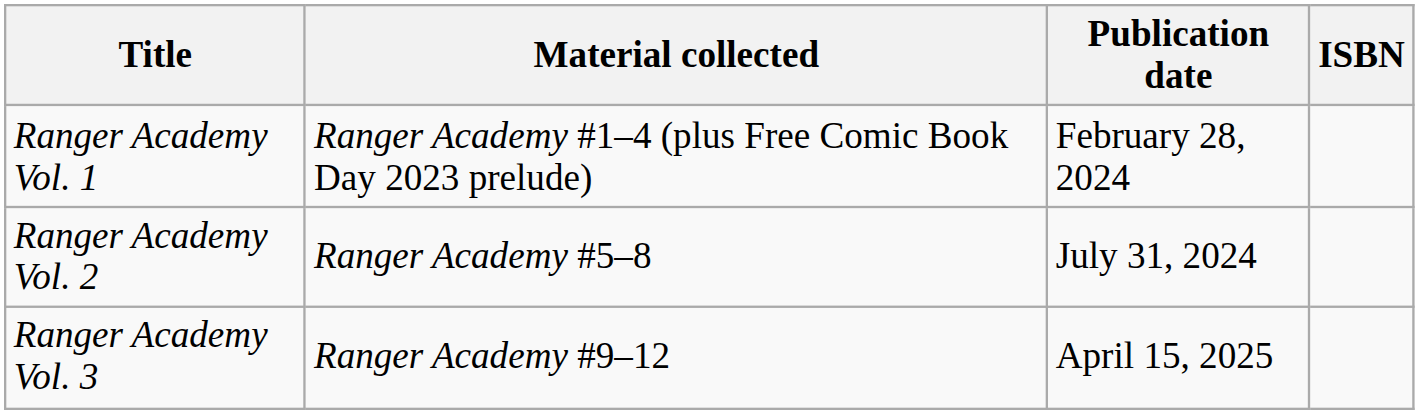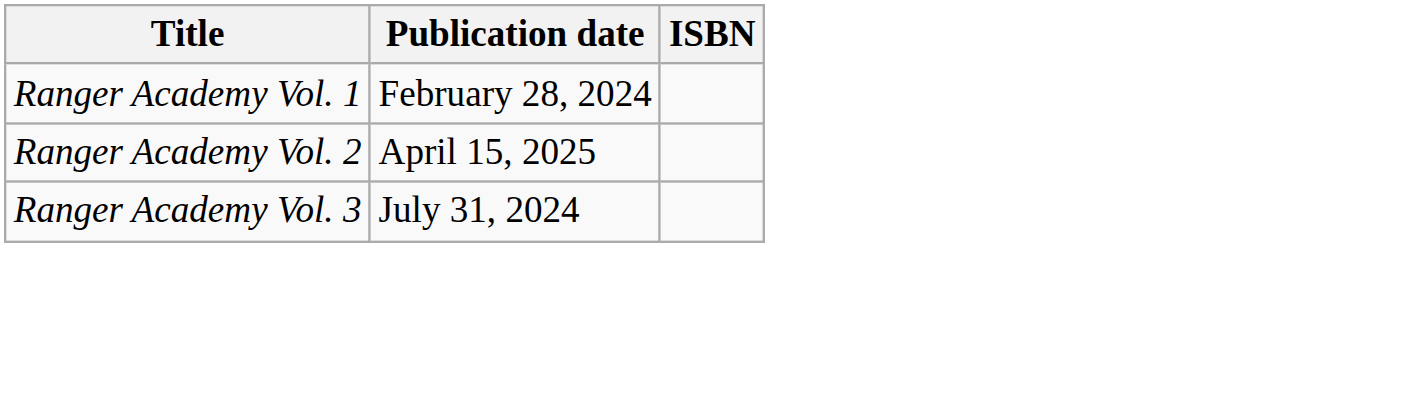- column: (676, 54)
(1156, 256) July 31, 2024 -> (487, 151) April 15, 2025
(1165, 356) April 15, 2025 -> (479, 210) July 31, 2024
